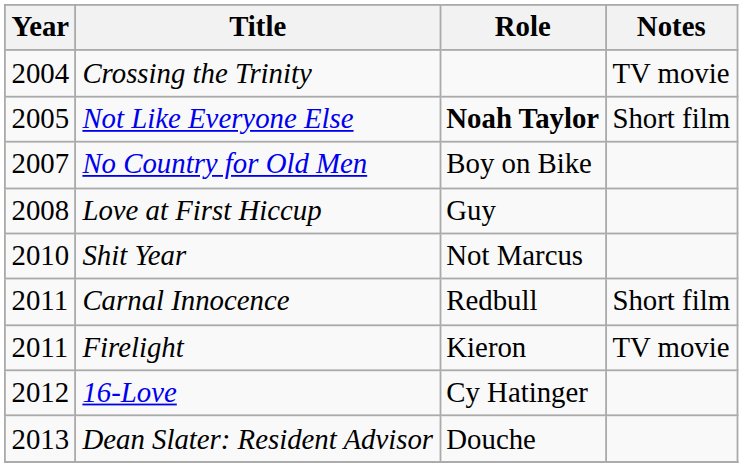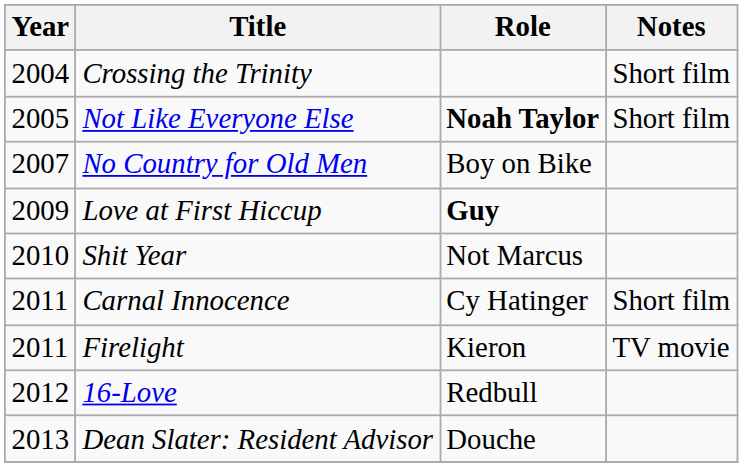(671, 73) TV movie -> (671, 73) Short film
(40, 210) 2008 -> (40, 210) 2009
(471, 210) normal -> (473, 210) bold
(492, 301) Redbull -> (517, 301) Cy Hatinger
(517, 392) Cy Hatinger -> (492, 392) Redbull
